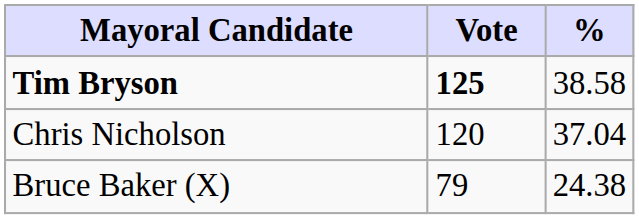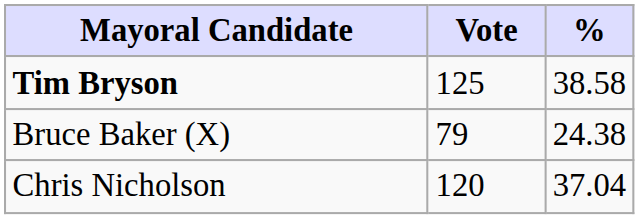(460, 82) bold -> (460, 82) normal
rows swapped: (119, 133) <-> (121, 185)
